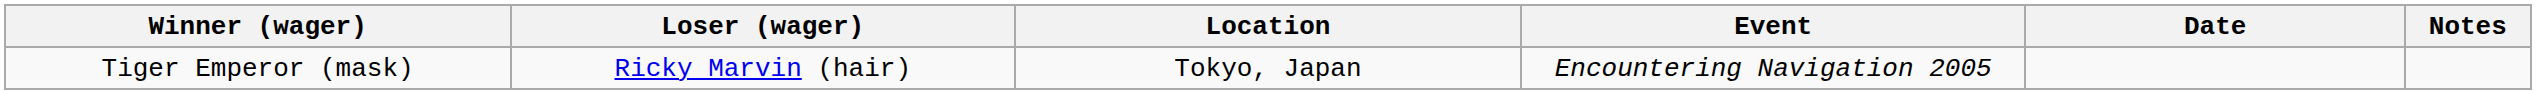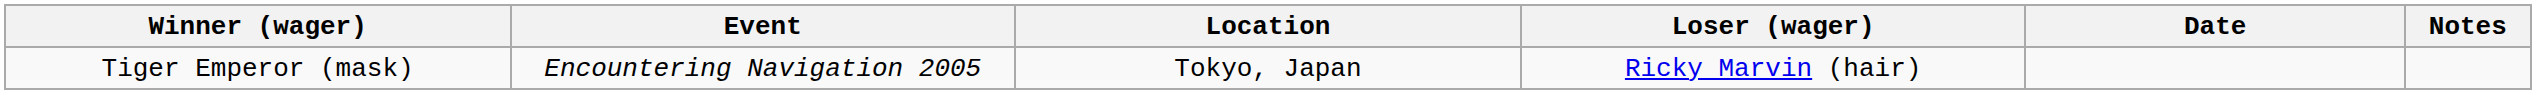columns swapped: (763, 26) <-> (1773, 26)
